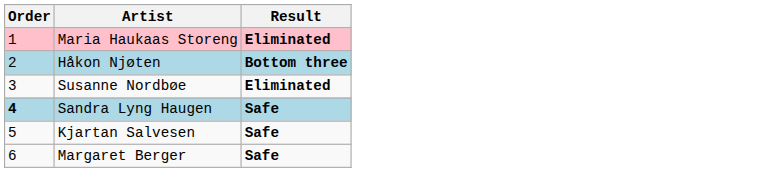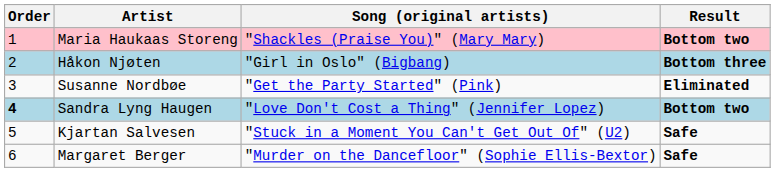+ column: (451, 16)
(288, 40) Eliminated -> (706, 40) Bottom two
(262, 109) Safe -> (706, 109) Bottom two
